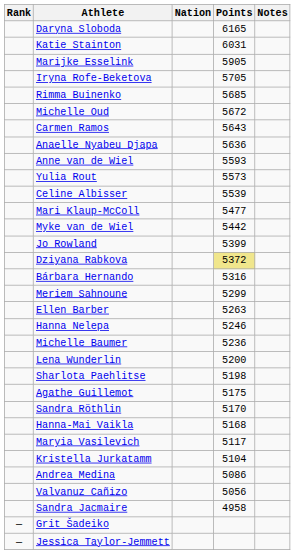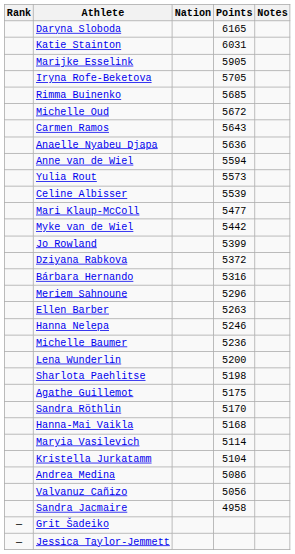(234, 161) 5593 -> (234, 161) 5594
(234, 261) khaki background -> (234, 261) no background
(234, 294) 5299 -> (234, 294) 5296
(234, 442) 5117 -> (234, 442) 5114
